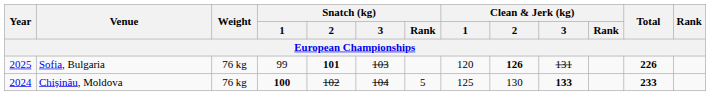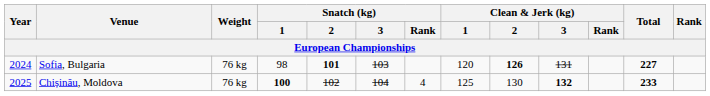(20, 64) 2025 -> (20, 64) 2024
(282, 64) 99 -> (282, 64) 98
(649, 64) 226 -> (649, 64) 227
(20, 82) 2024 -> (20, 82) 2025
(423, 82) 5 -> (423, 82) 4
(564, 82) 133 -> (564, 82) 132
